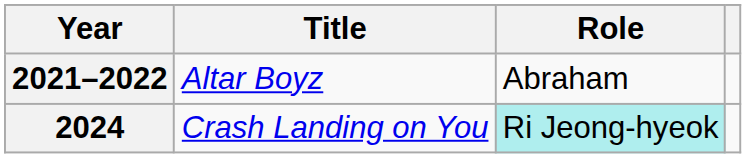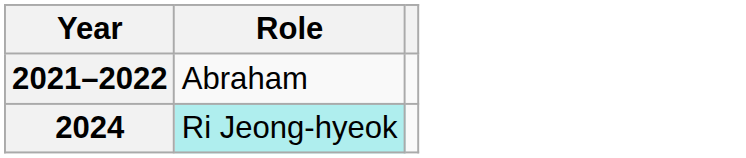- column: (335, 29)
